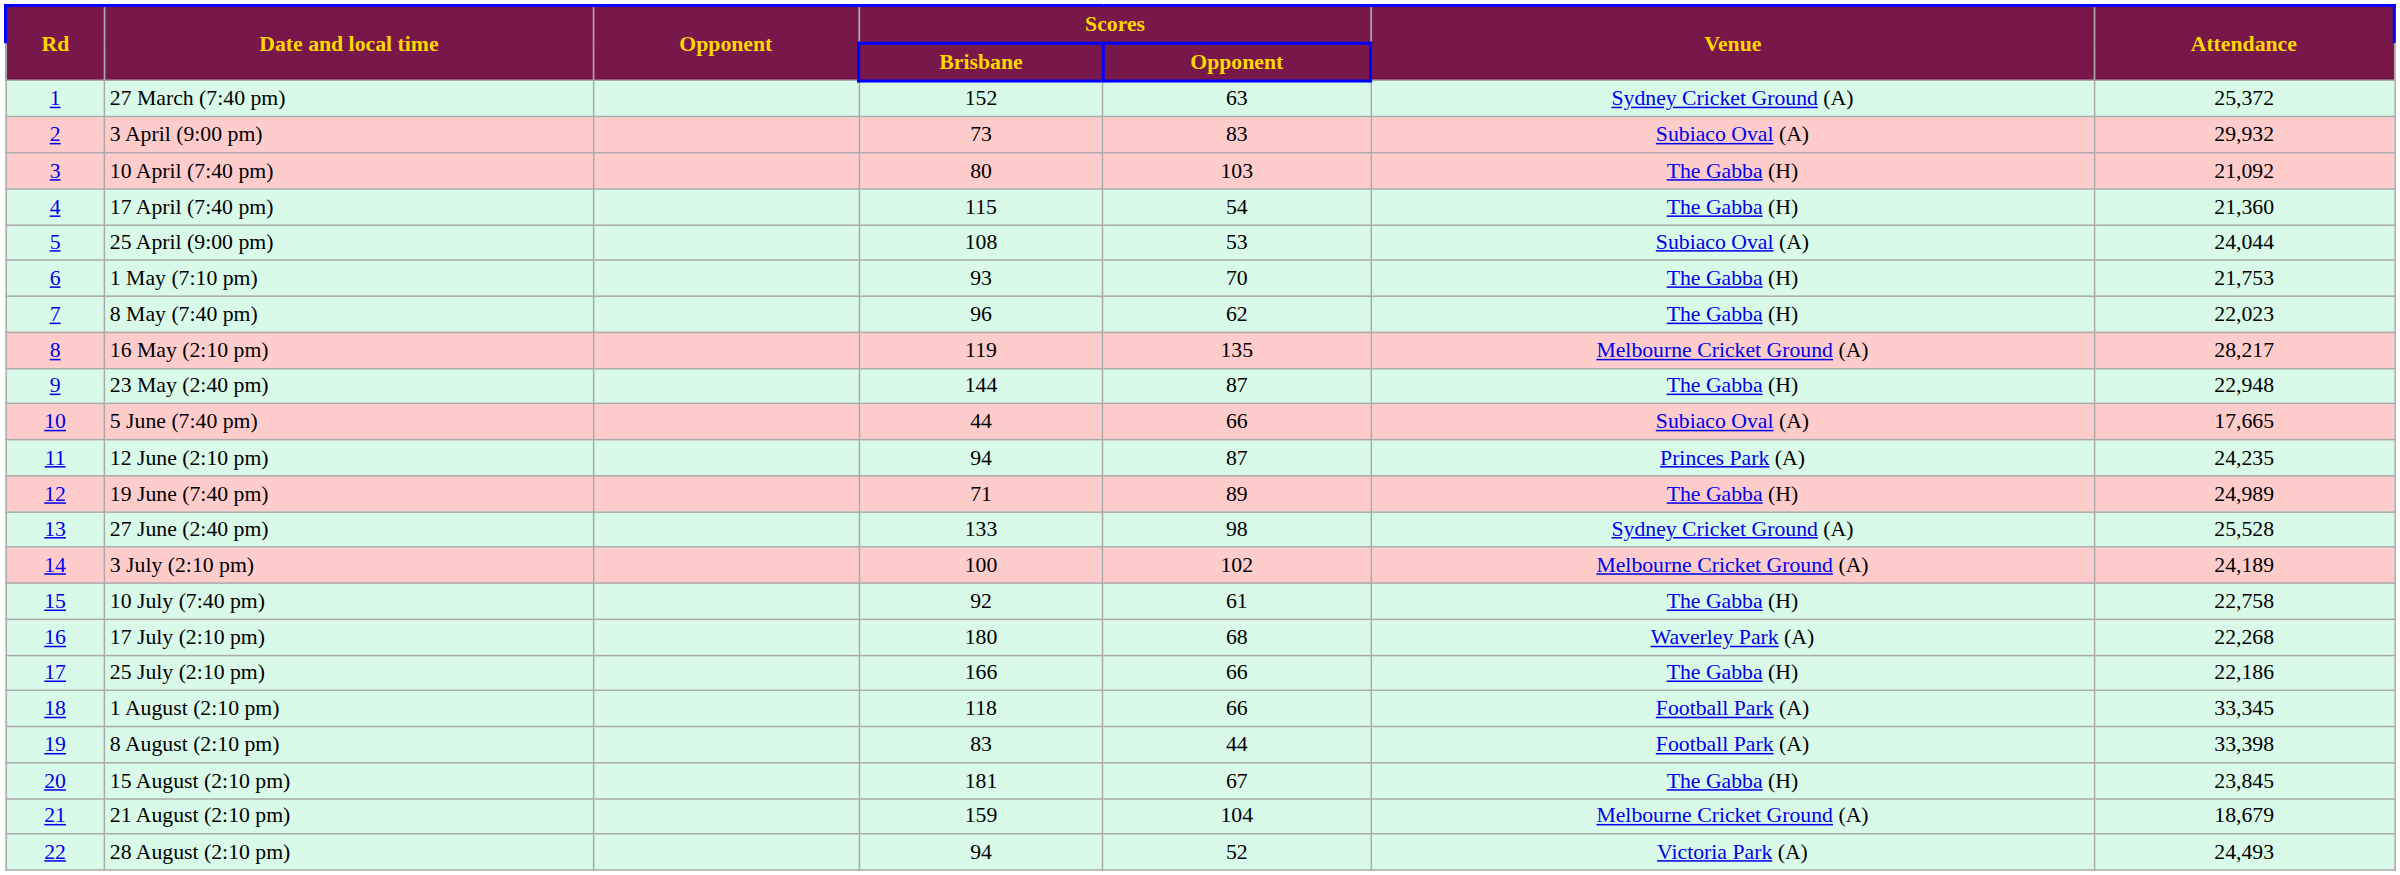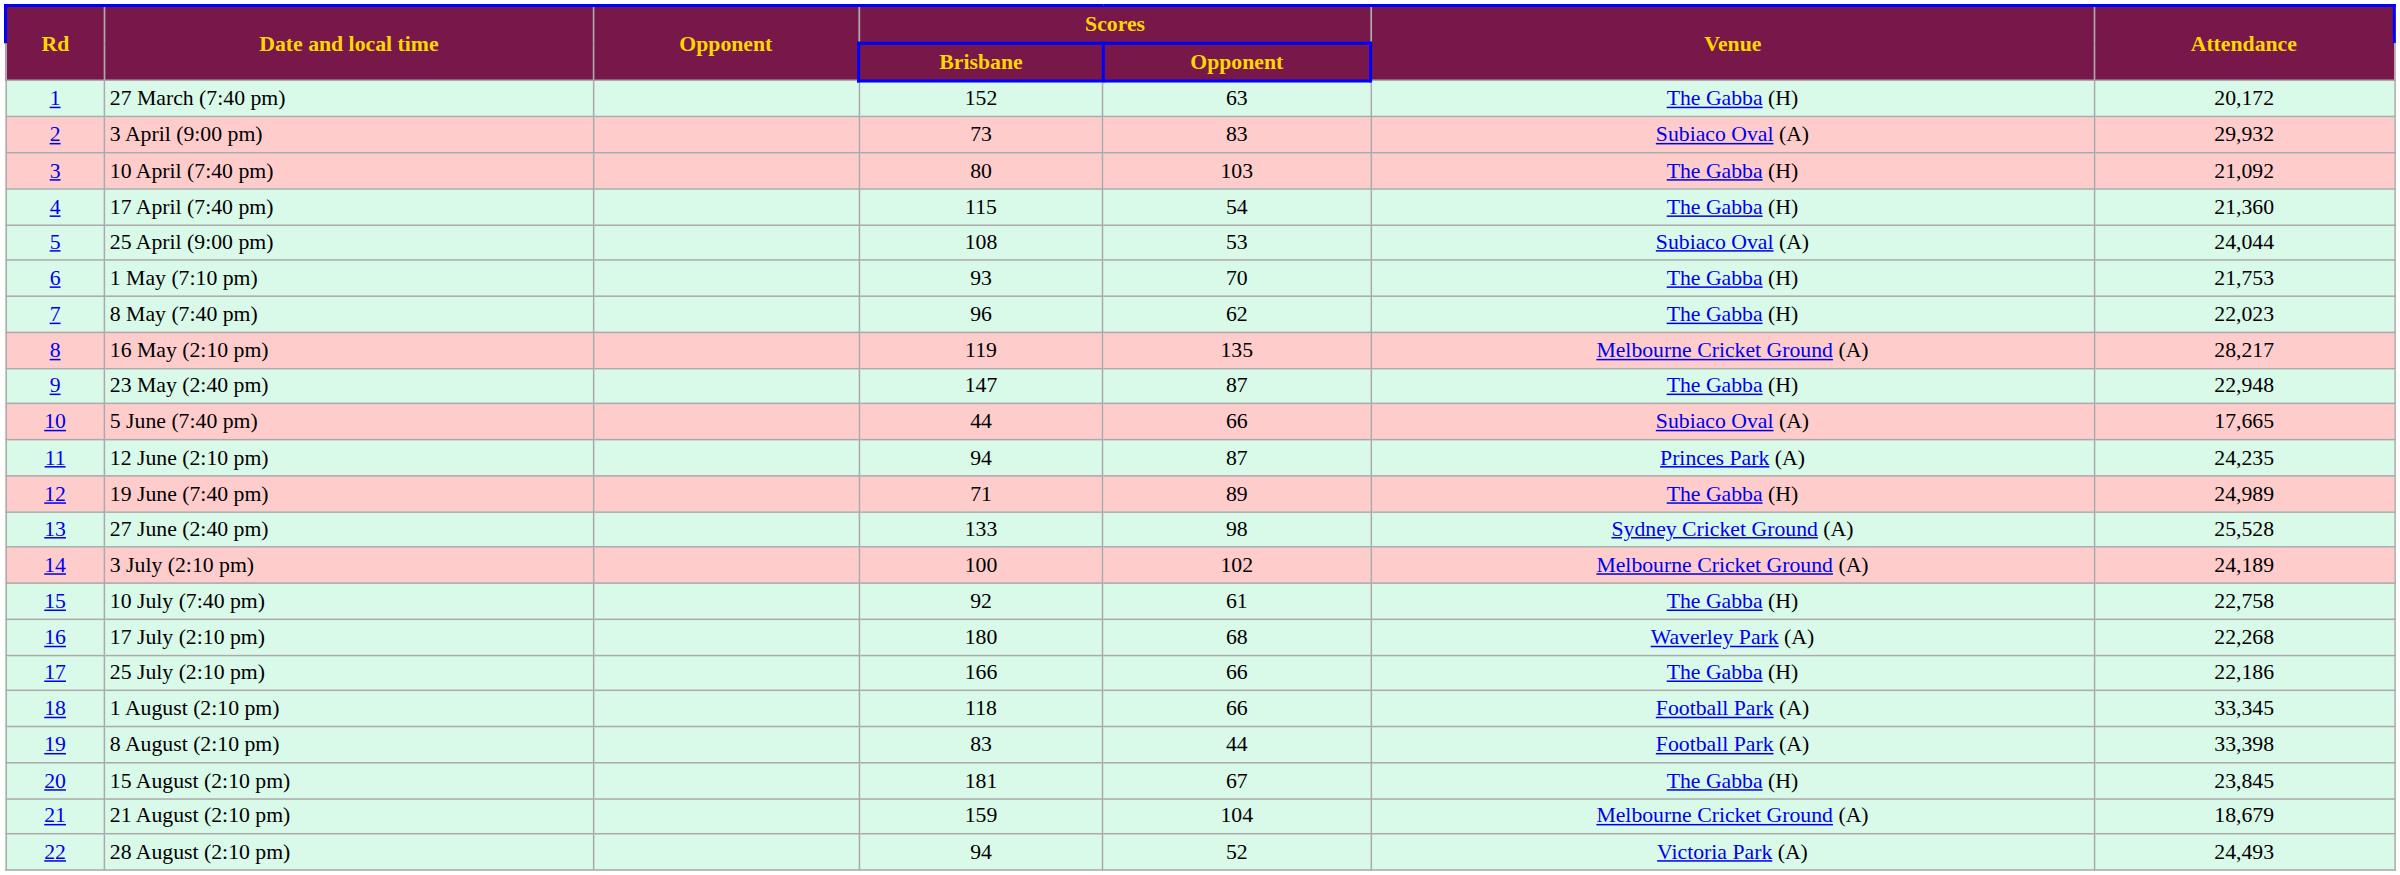(1732, 98) Sydney Cricket Ground (A) -> (1732, 98) The Gabba (H)
(2244, 98) 25,372 -> (2244, 98) 20,172
(981, 385) 144 -> (981, 385) 147
